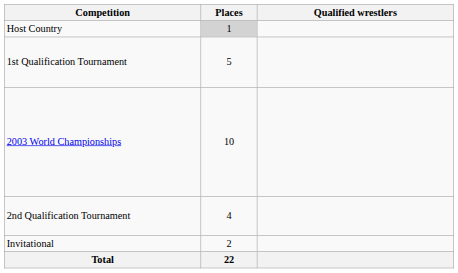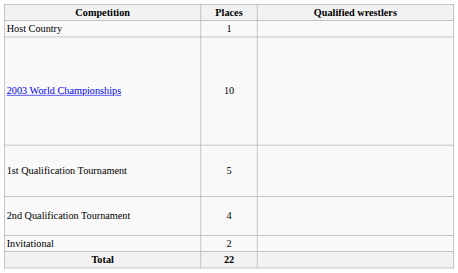(229, 28) lightgrey background -> (229, 28) no background
rows swapped: (64, 141) <-> (67, 62)
